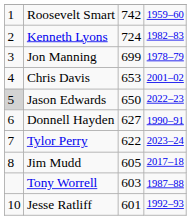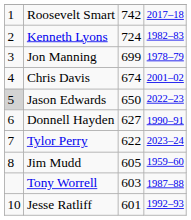(165, 15) 1959–60 -> (165, 15) 2017–18
(131, 78) 653 -> (131, 78) 674
(165, 162) 2017–18 -> (165, 162) 1959–60
